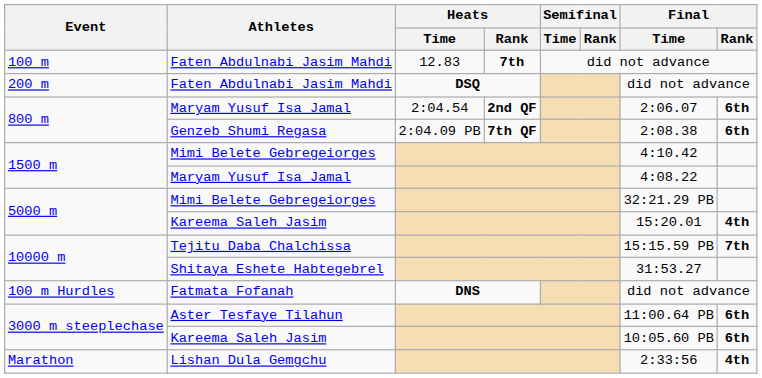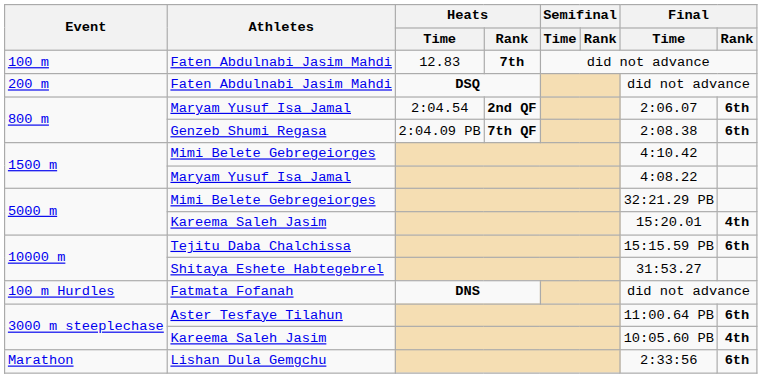(737, 246) 7th -> (737, 246) 6th
(737, 338) 6th -> (737, 338) 4th
(737, 361) 4th -> (737, 361) 6th
